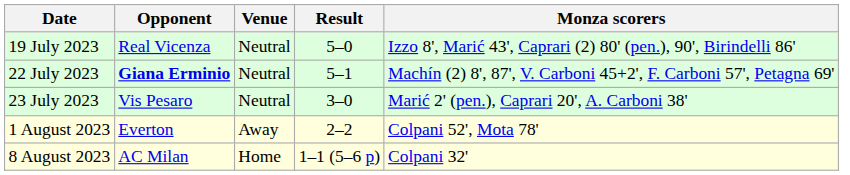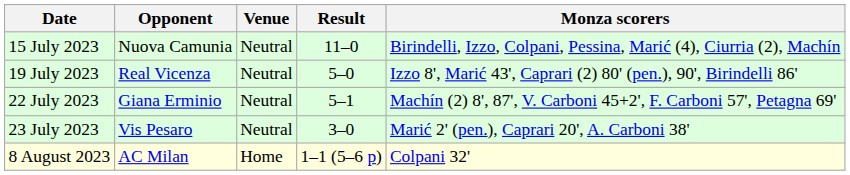+ row: (54, 45)
(174, 73) bold -> (170, 101) normal
- row: (59, 128)
